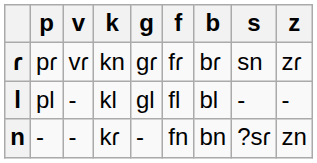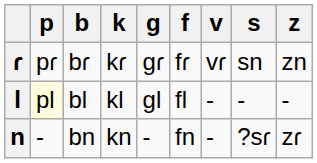columns swapped: (213, 23) <-> (78, 23)
(112, 61) kn -> (116, 61) kɾ
(292, 61) zɾ -> (294, 61) zn
(45, 99) no background -> (45, 99) lightyellow background
(109, 137) kɾ -> (119, 137) kn
(294, 137) zn -> (292, 137) zɾ
